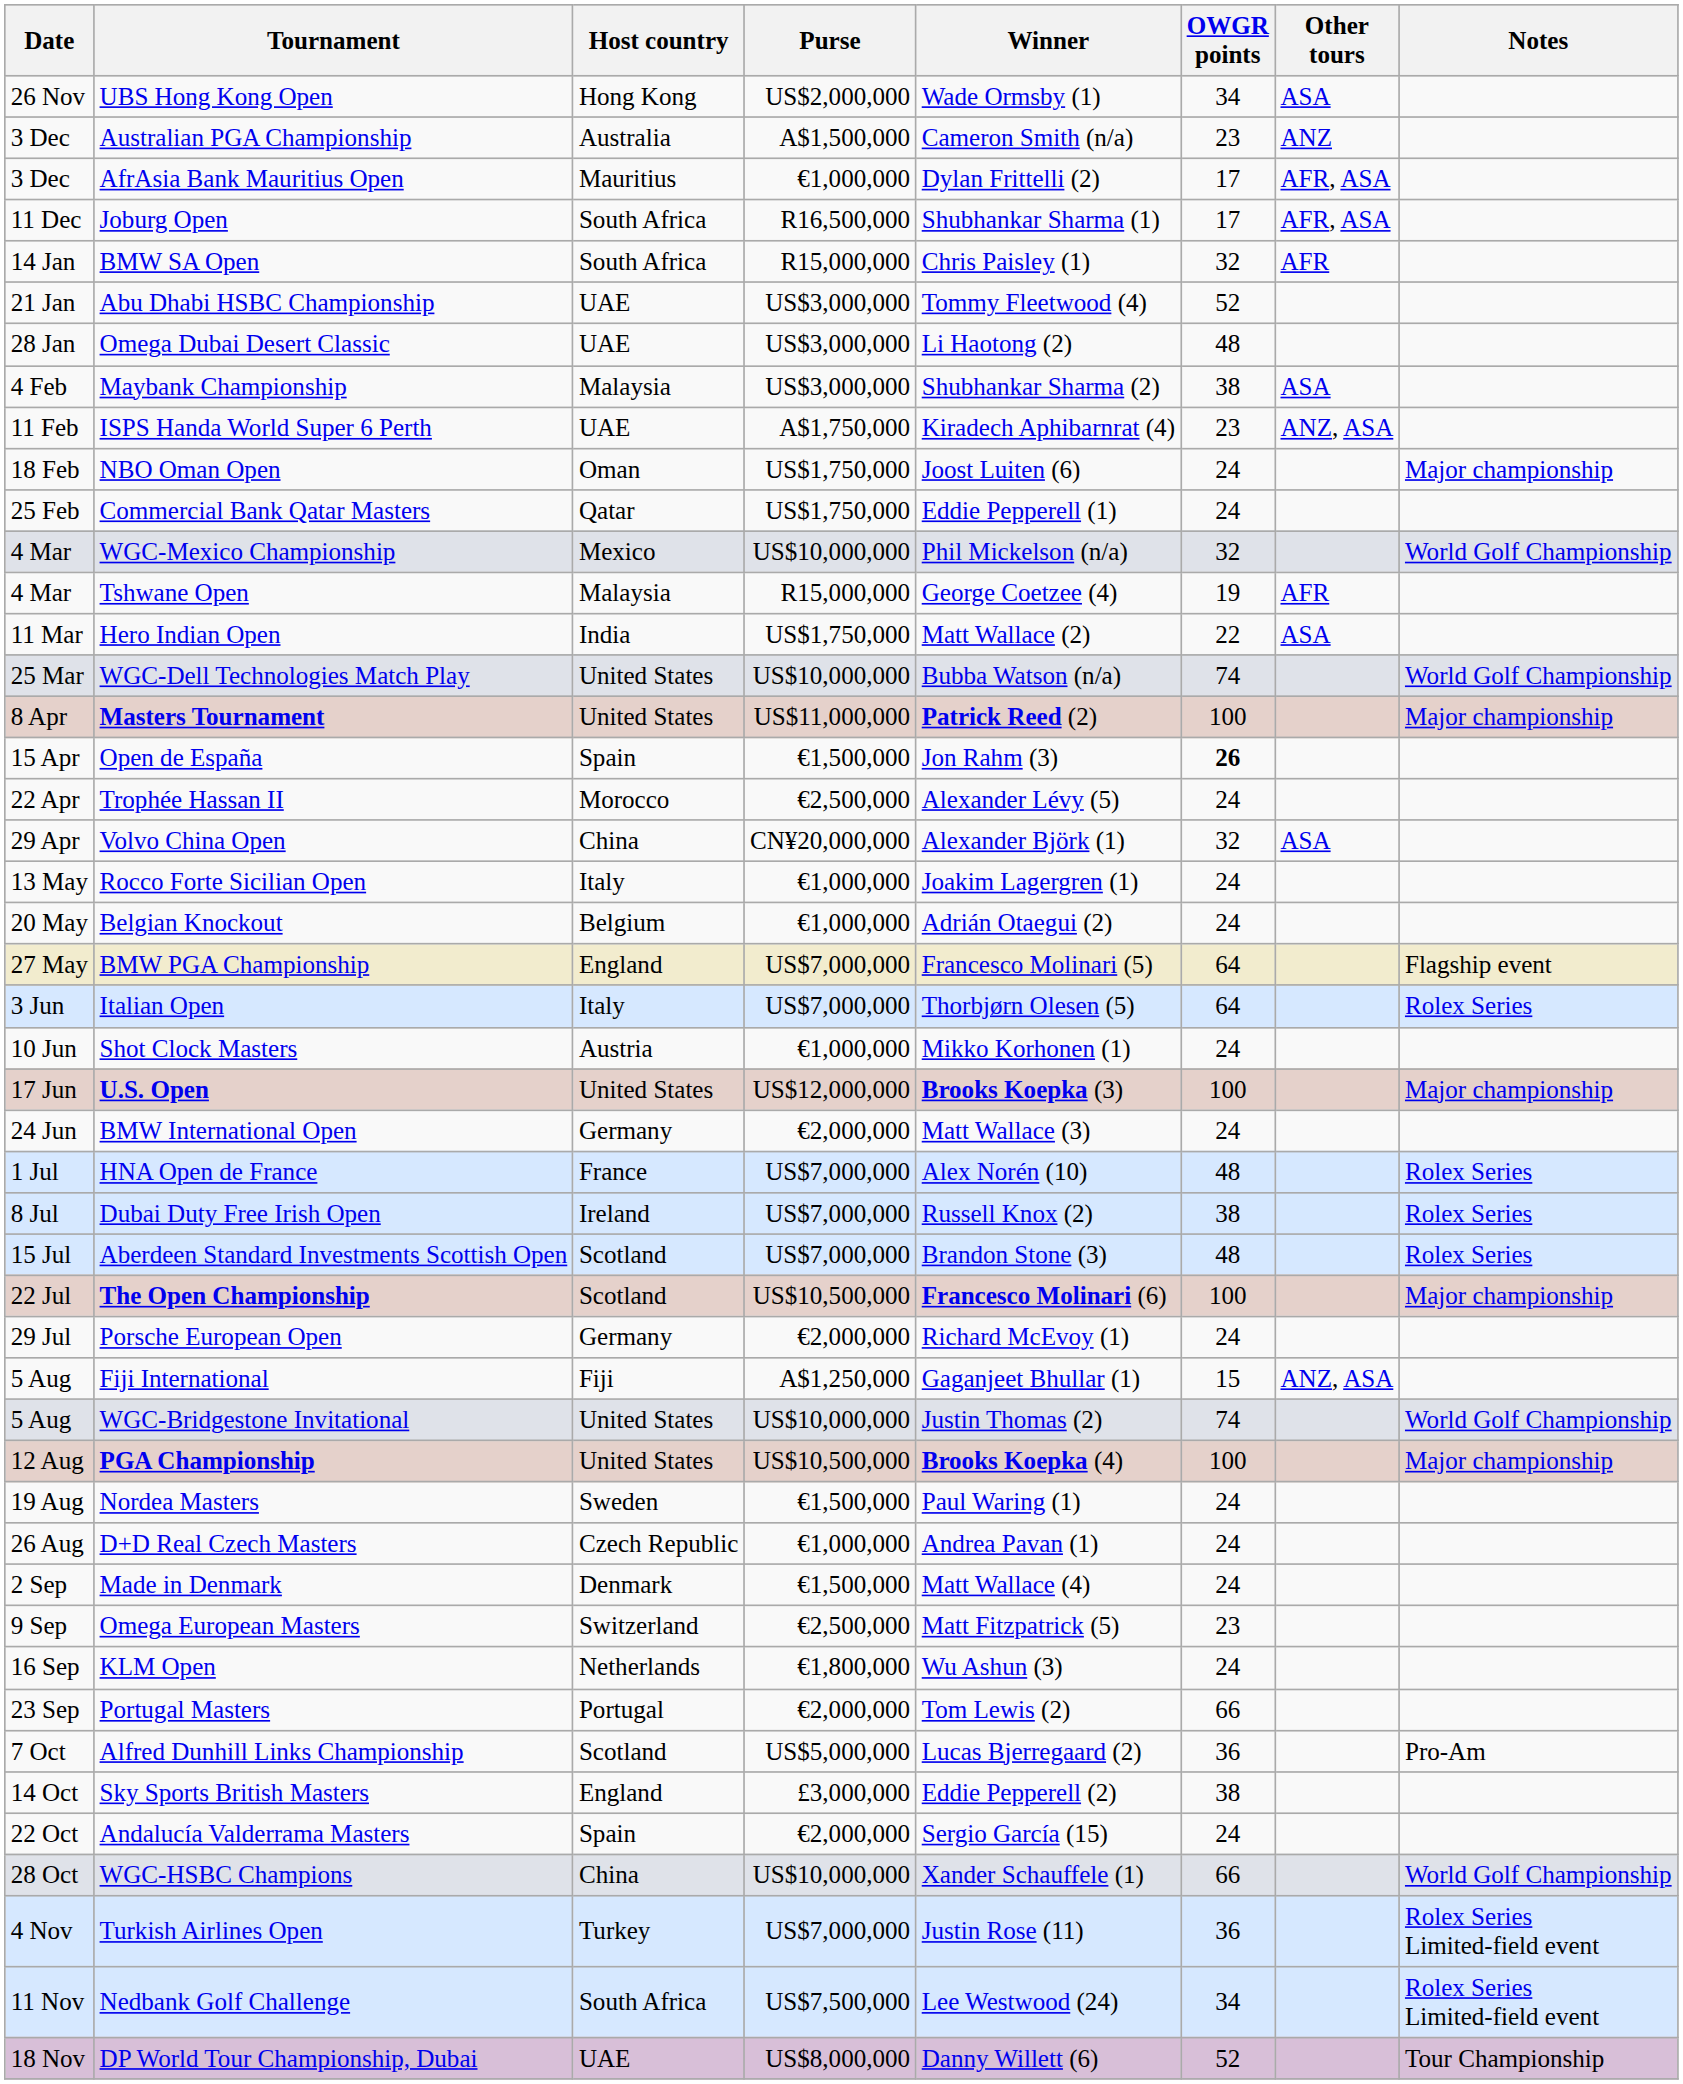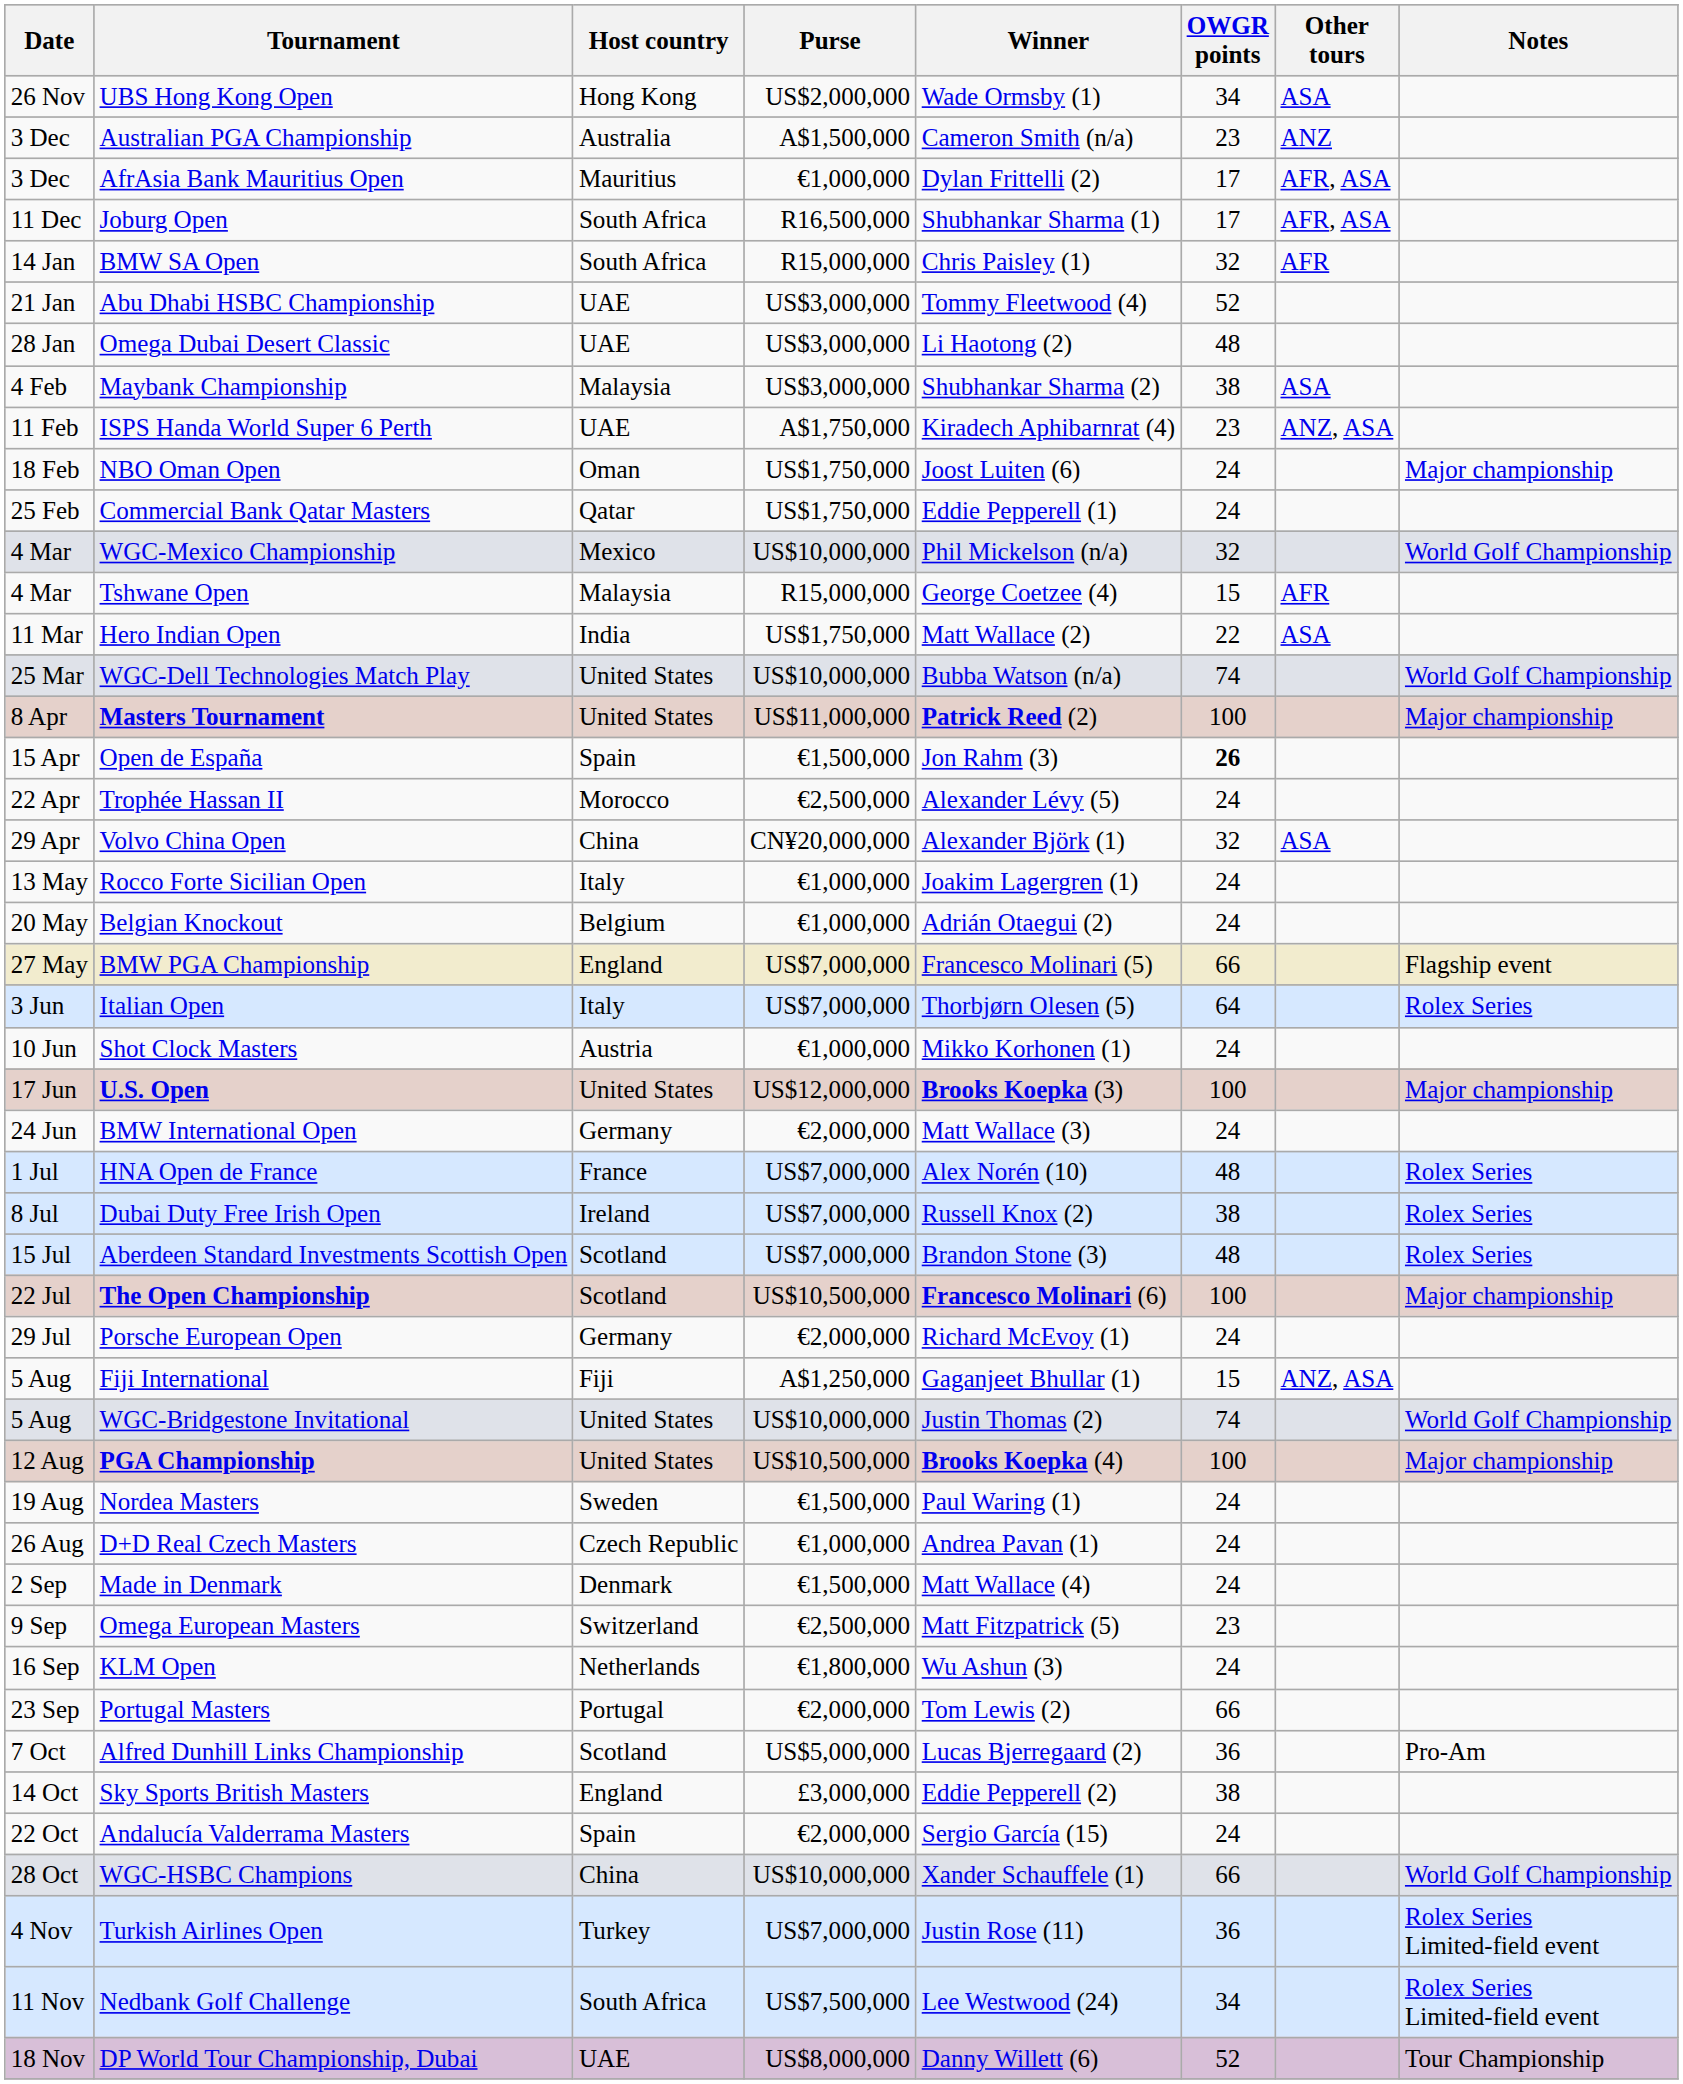(1228, 592) 19 -> (1228, 592) 15
(1228, 964) 64 -> (1228, 964) 66
